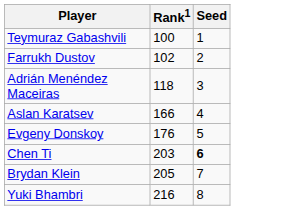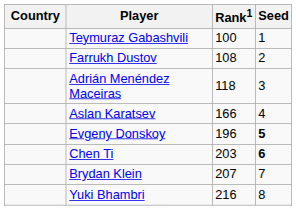+ column: (35, 16)
(164, 58) 102 -> (226, 58) 108
(164, 134) 176 -> (226, 134) 196
(200, 134) normal -> (262, 134) bold
(164, 174) 205 -> (226, 174) 207
